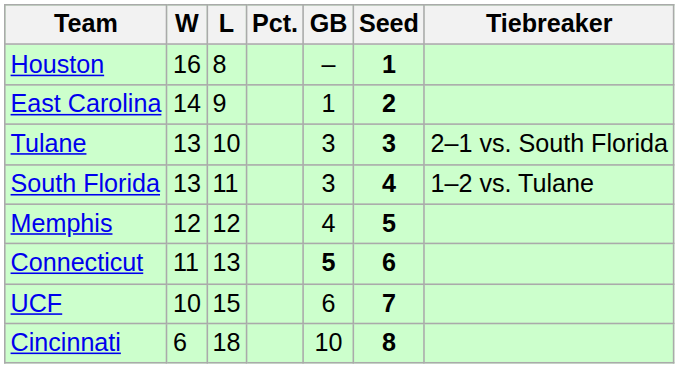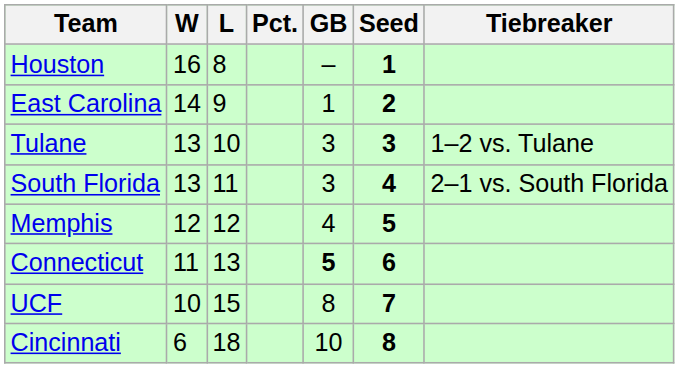(549, 143) 2–1 vs. South Florida -> (512, 143) 1–2 vs. Tulane
(512, 183) 1–2 vs. Tulane -> (549, 183) 2–1 vs. South Florida
(328, 303) 6 -> (328, 303) 8
